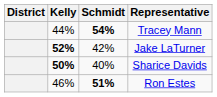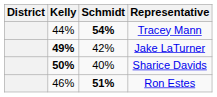(63, 48) 52% -> (63, 48) 49%
